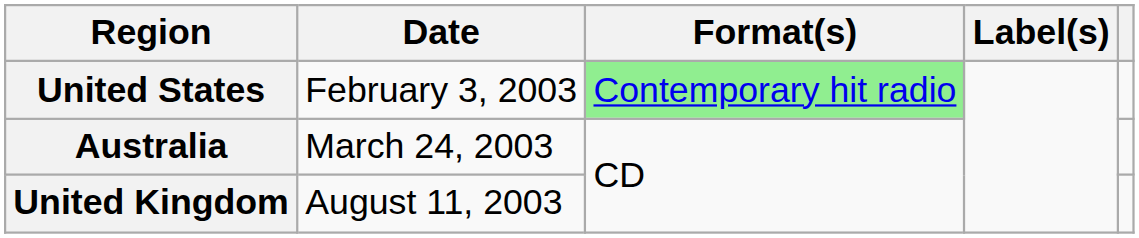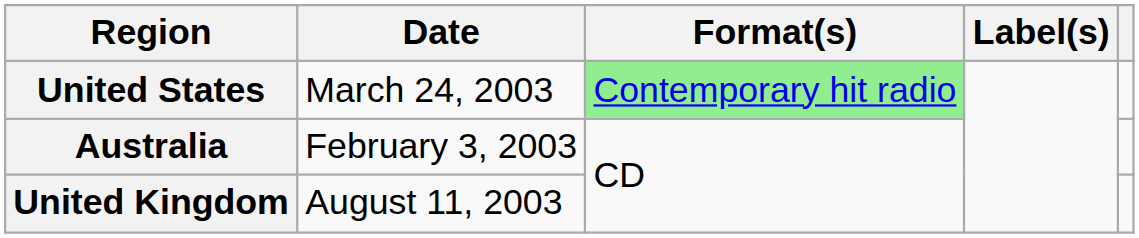(441, 89) February 3, 2003 -> (429, 89) March 24, 2003
(429, 145) March 24, 2003 -> (441, 145) February 3, 2003
